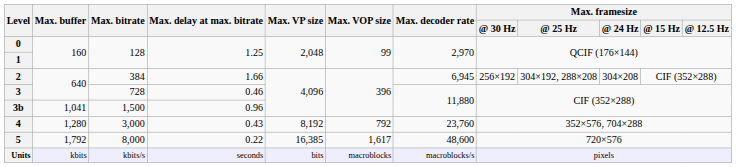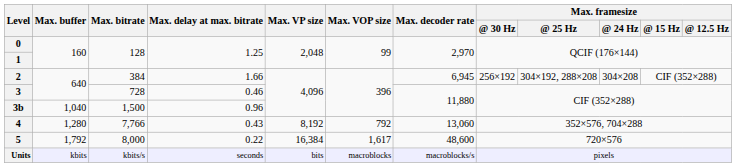(75, 108) 1,041 -> (75, 108) 1,040
(133, 124) 3,000 -> (133, 124) 7,766
(460, 124) 23,760 -> (460, 124) 13,060
(309, 140) 16,385 -> (309, 140) 16,384
